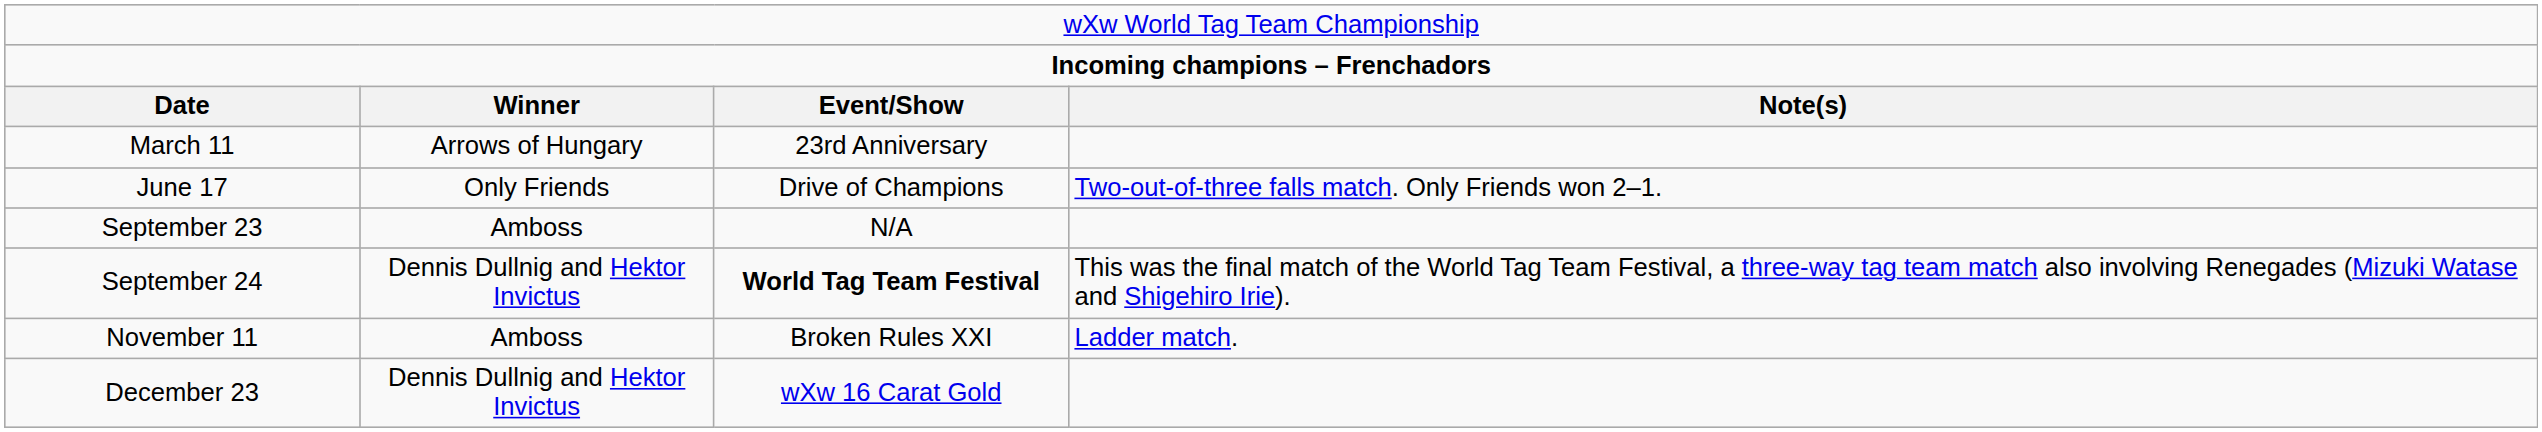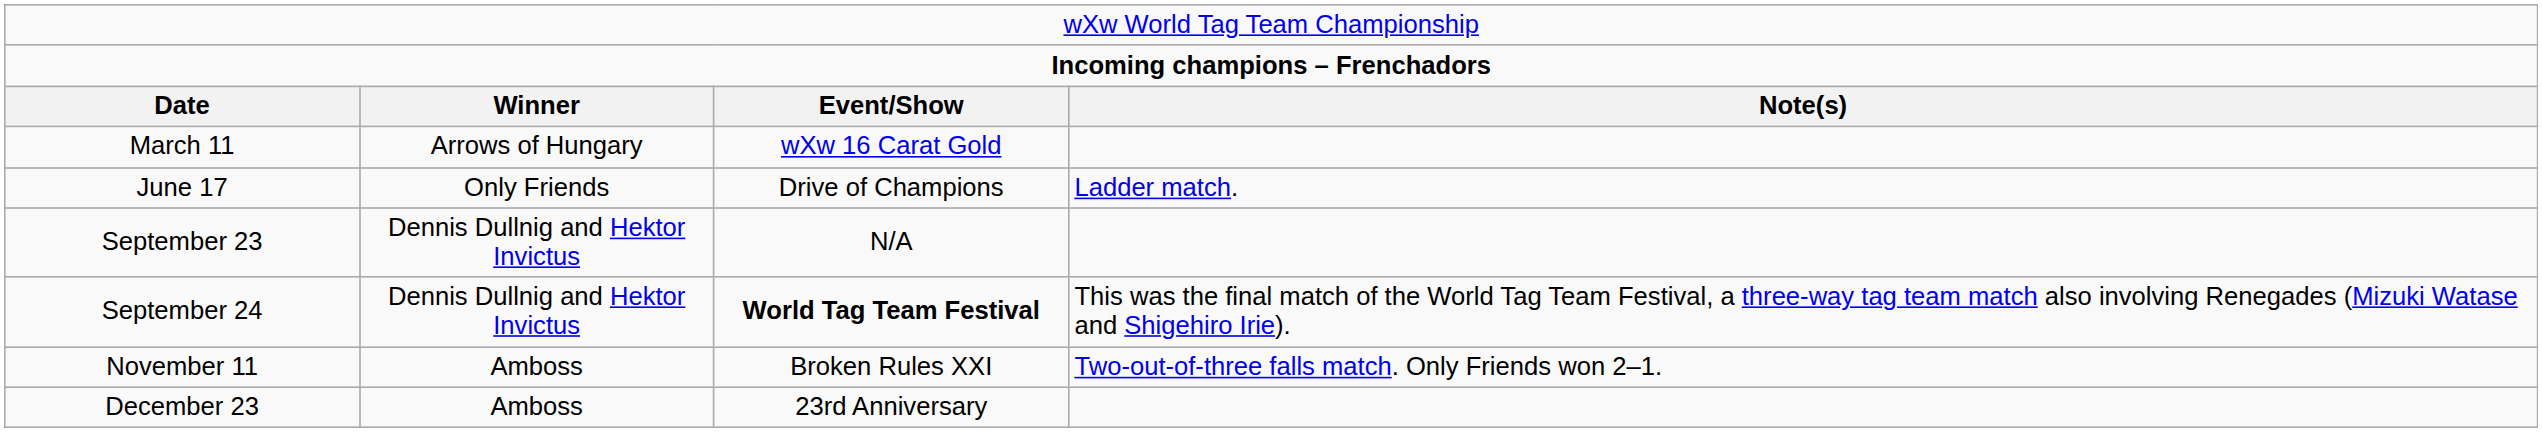(891, 146) 23rd Anniversary -> (891, 146) wXw 16 Carat Gold
(1368, 187) Two-out-of-three falls match. Only Friends won 2–1. -> (1156, 187) Ladder match.
(537, 227) Amboss -> (537, 242) Dennis Dullnig and Hektor Invictus
(1156, 337) Ladder match. -> (1368, 366) Two-out-of-three falls match. Only Friends won 2–1.
(537, 392) Dennis Dullnig and Hektor Invictus -> (537, 407) Amboss
(891, 392) wXw 16 Carat Gold -> (891, 407) 23rd Anniversary
